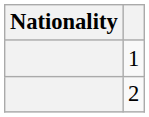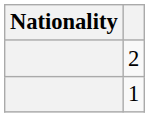rows swapped: (134, 93) <-> (134, 58)
